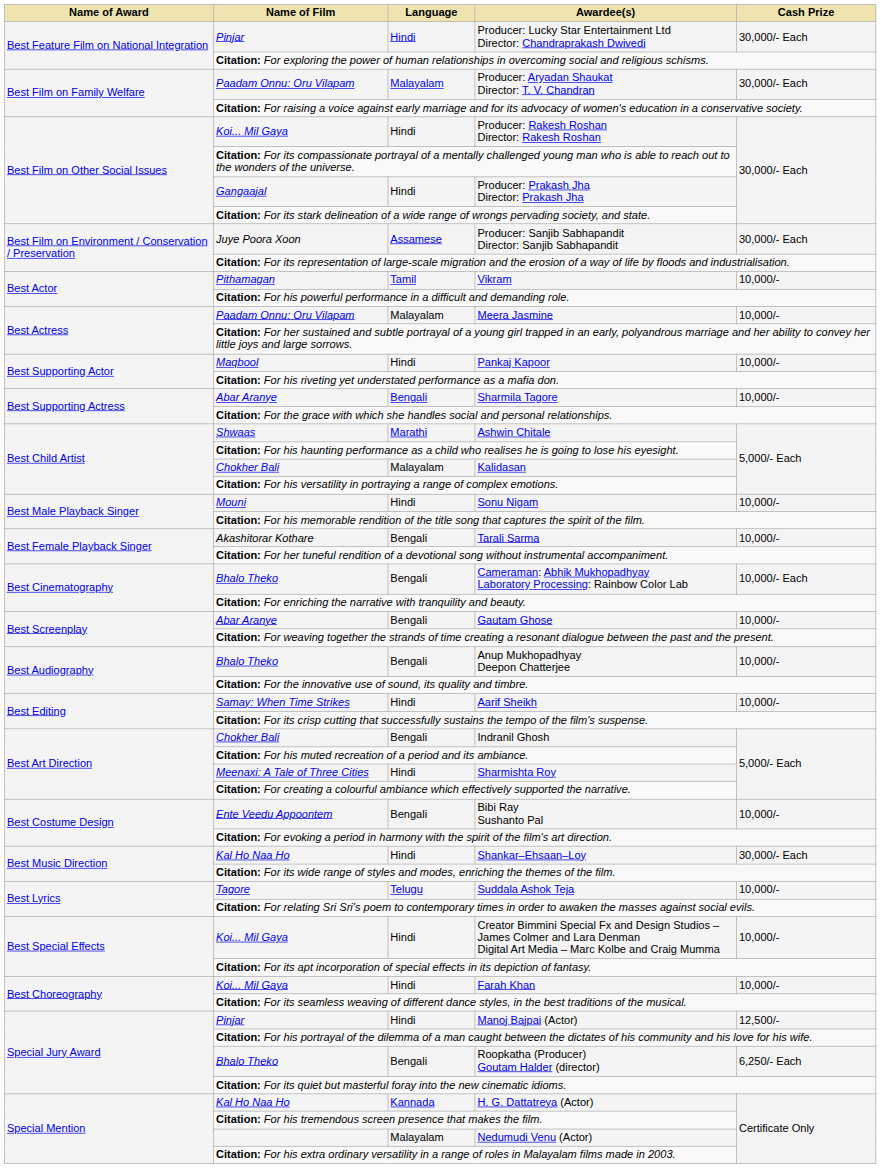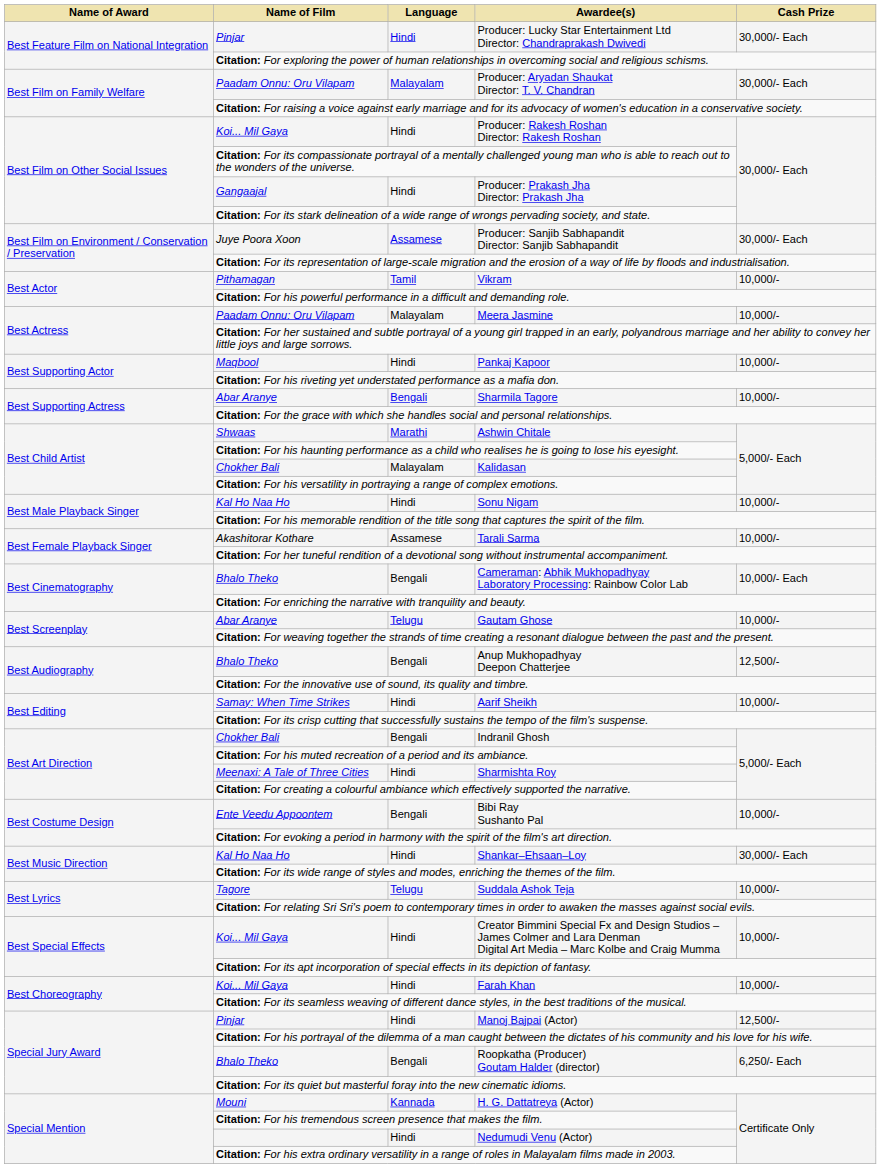(231, 502) Mouni -> (253, 502) Kal Ho Naa Ho
(409, 537) Bengali -> (416, 537) Assamese
(409, 620) Bengali -> (407, 620) Telugu
(759, 661) 10,000/- -> (759, 661) 12,500/-
(253, 1102) Kal Ho Naa Ho -> (231, 1102) Mouni
(417, 1137) Malayalam -> (403, 1137) Hindi
